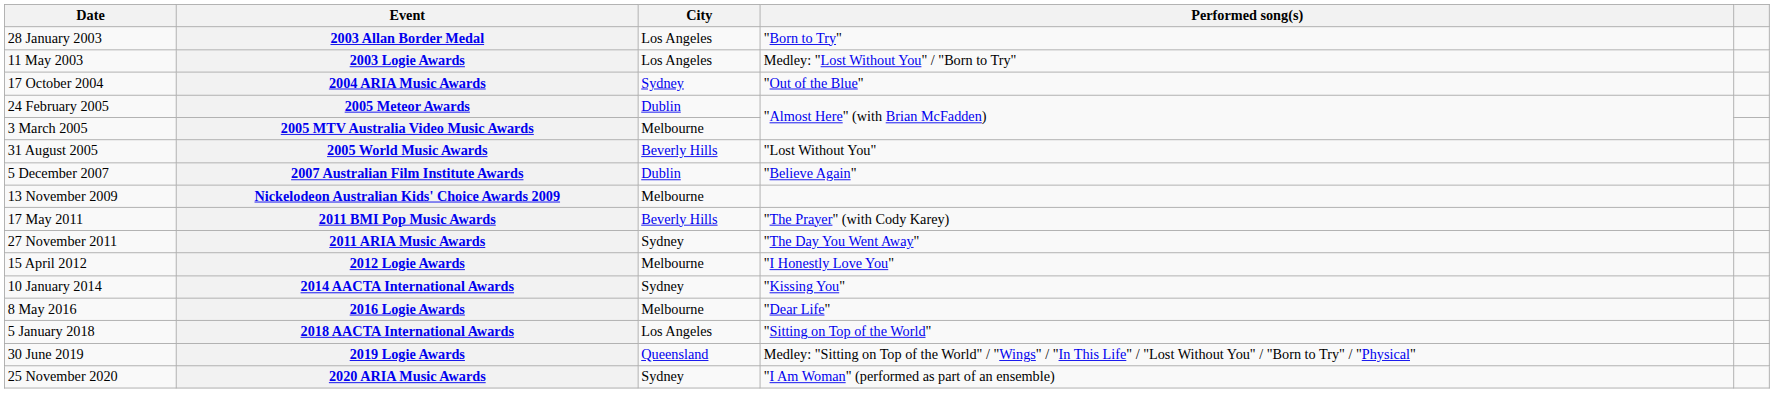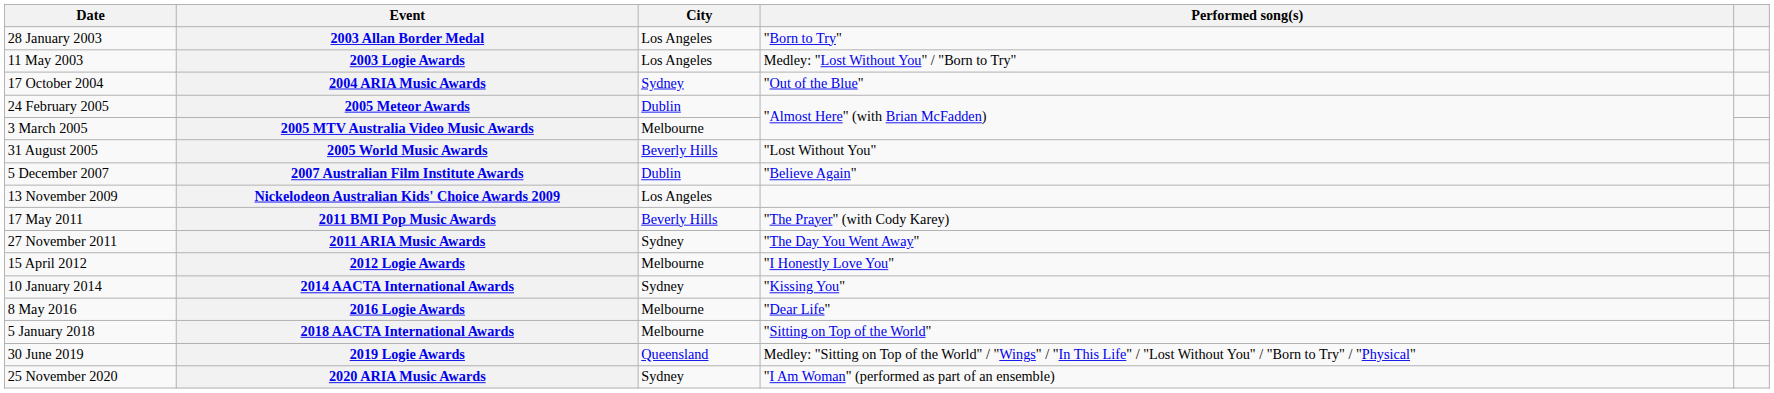(672, 196) Melbourne -> (677, 196) Los Angeles
(677, 331) Los Angeles -> (672, 331) Melbourne
